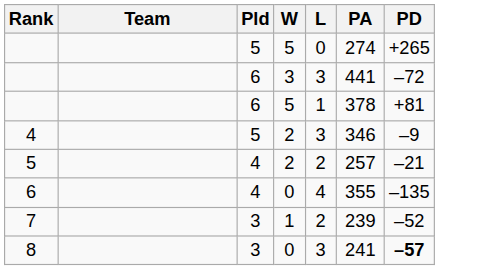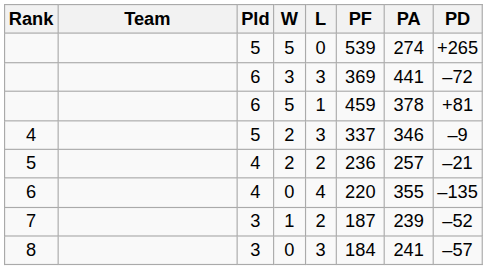+ column: (360, 18)
(409, 250) bold -> (458, 250) normal
